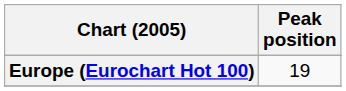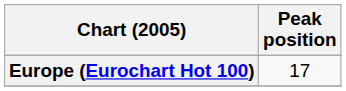(300, 70) 19 -> (300, 70) 17
